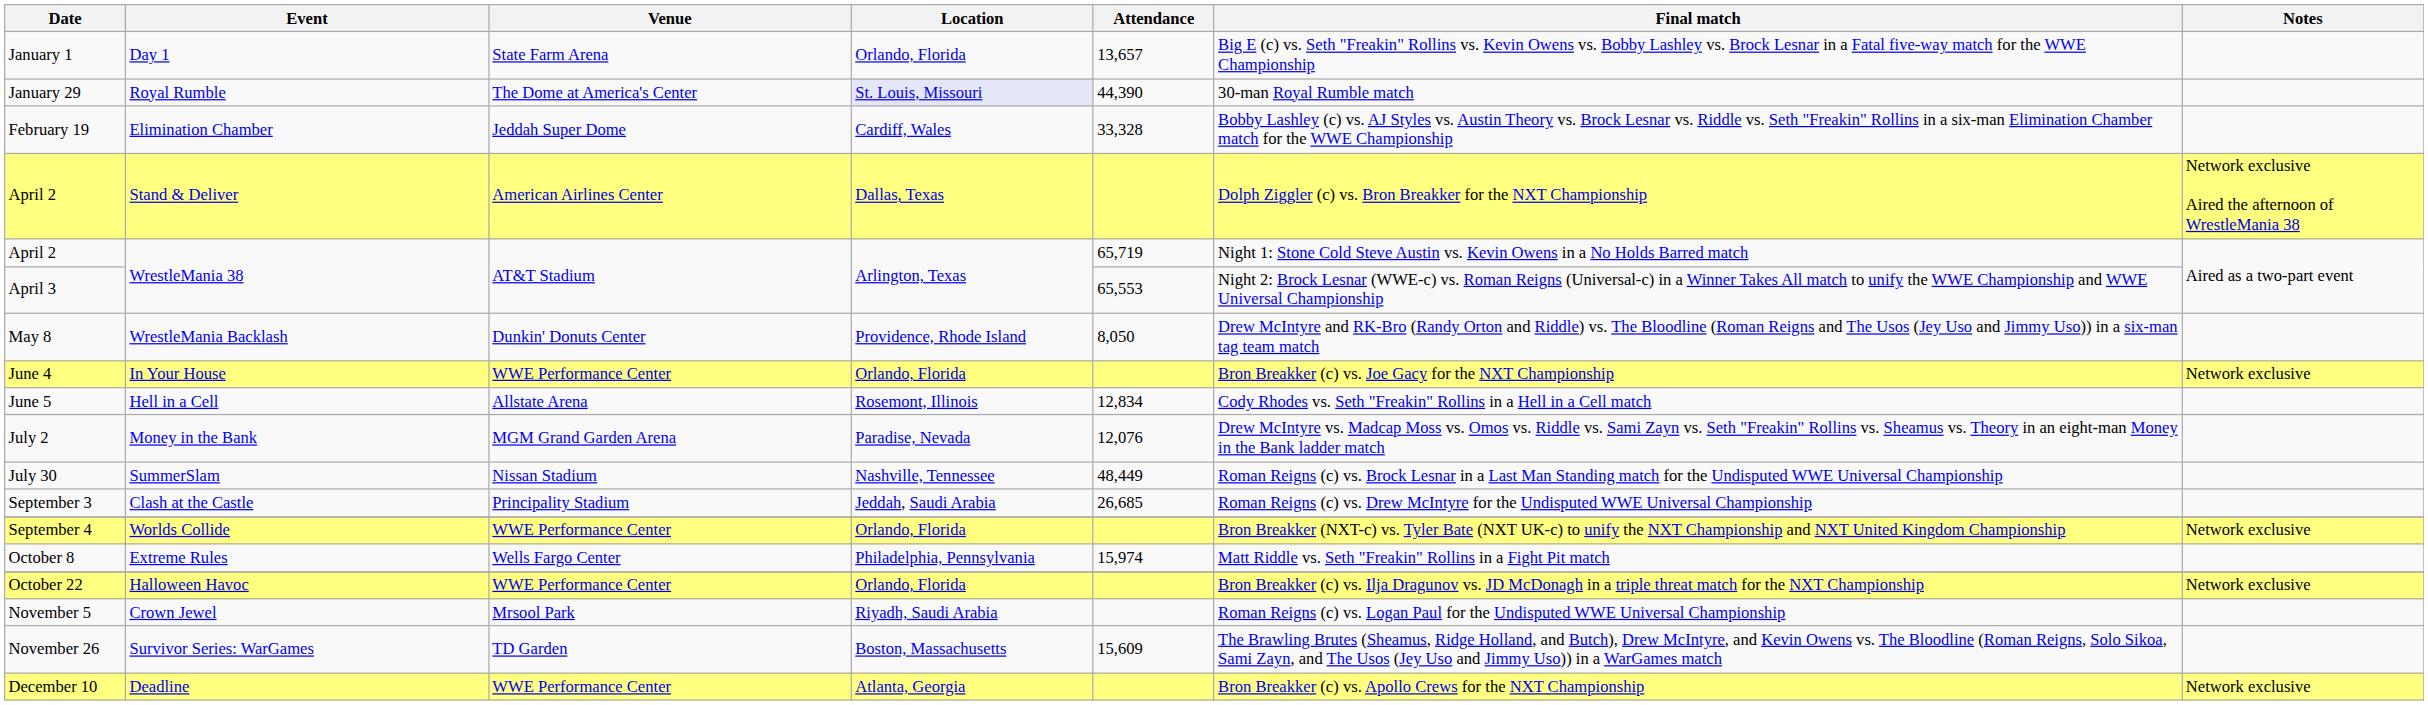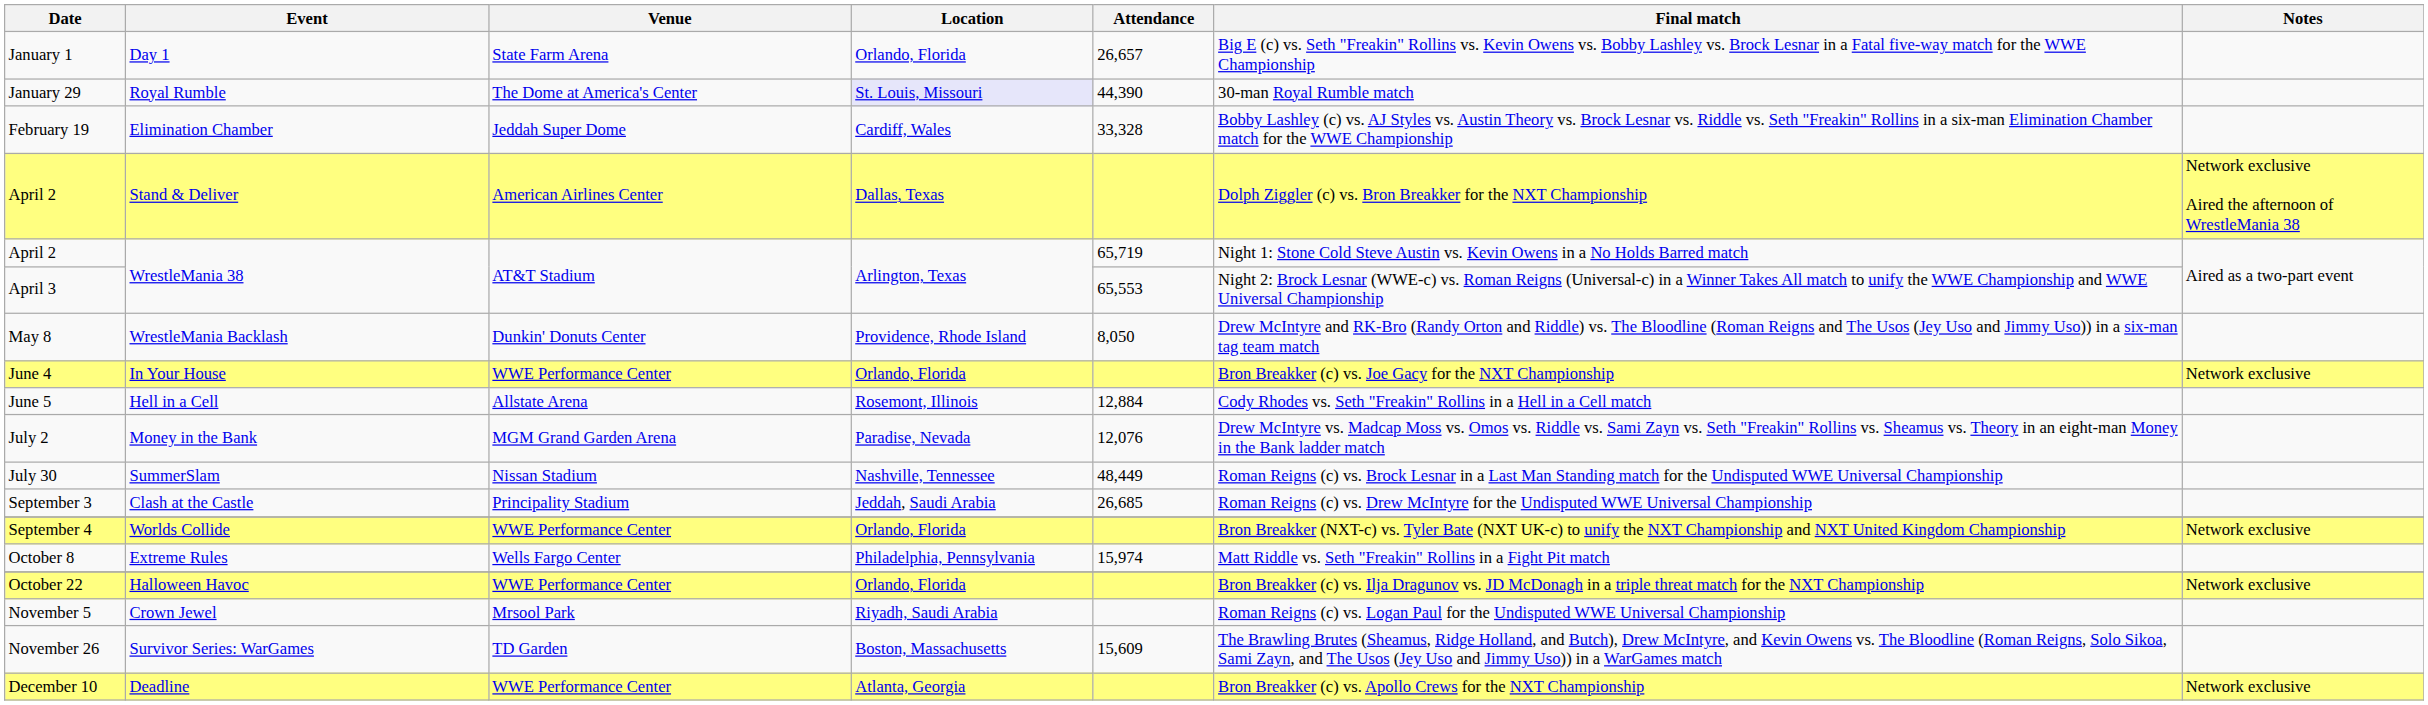(1120, 54) 13,657 -> (1120, 54) 26,657
(1120, 400) 12,834 -> (1120, 400) 12,884
